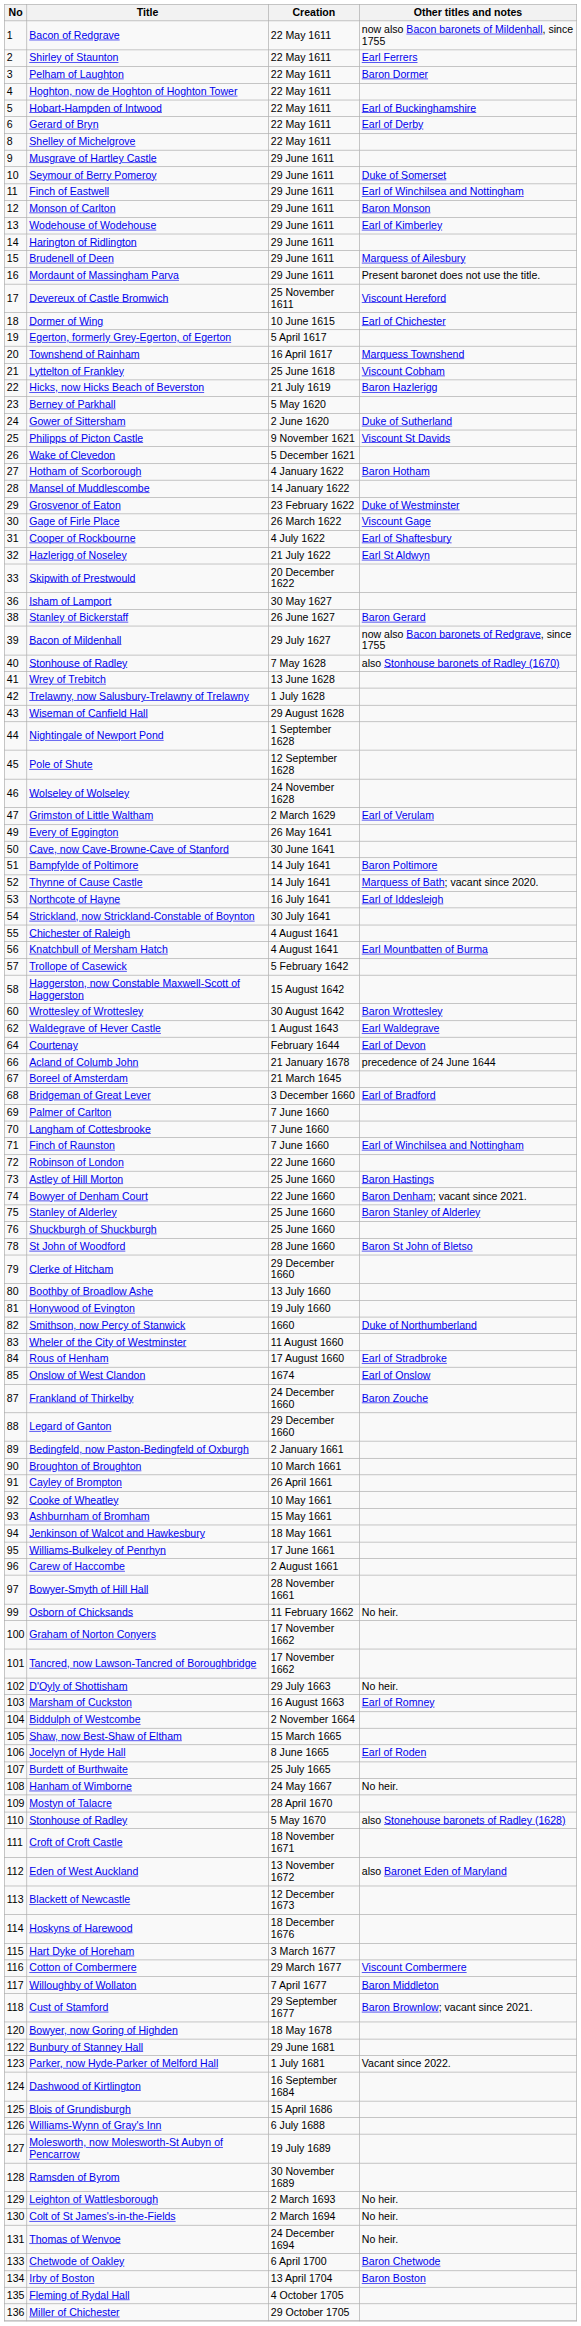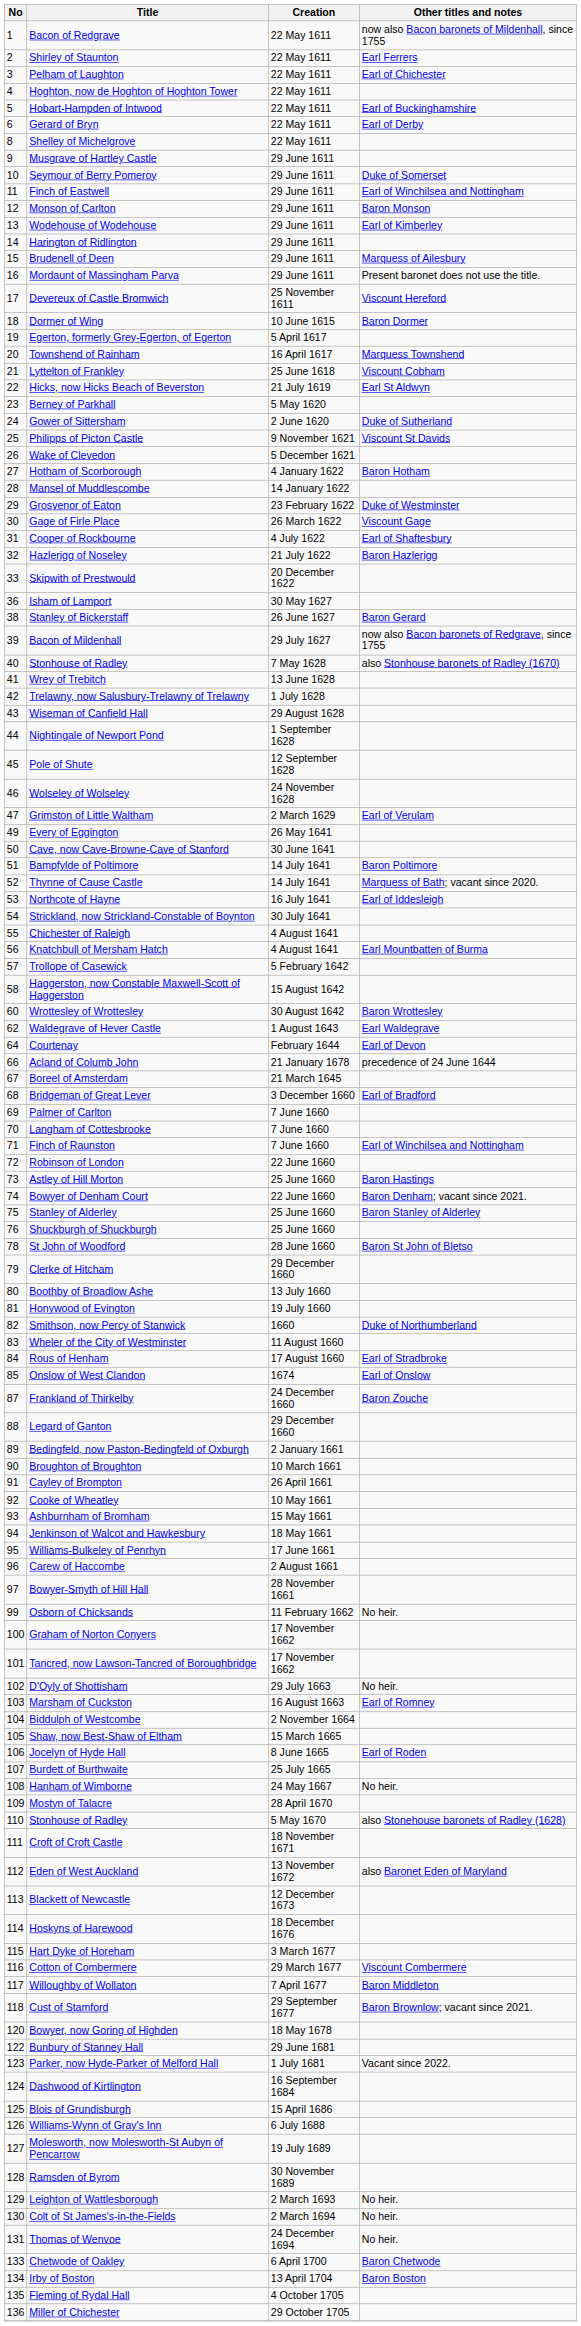(395, 74) Baron Dormer -> (404, 74) Earl of Chichester
(404, 321) Earl of Chichester -> (395, 321) Baron Dormer
(400, 388) Baron Hazlerigg -> (396, 388) Earl St Aldwyn
(396, 555) Earl St Aldwyn -> (400, 555) Baron Hazlerigg
